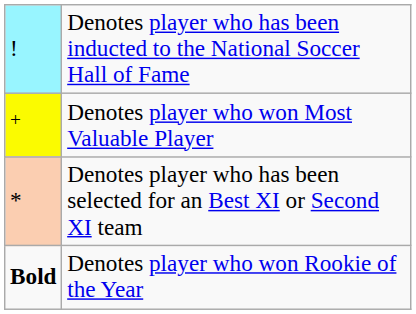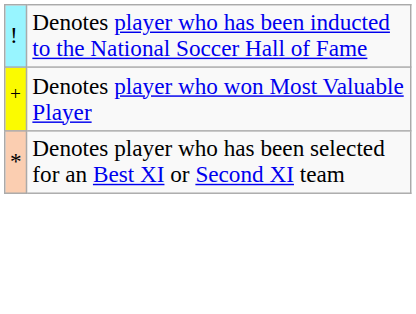- row: (232, 276)
